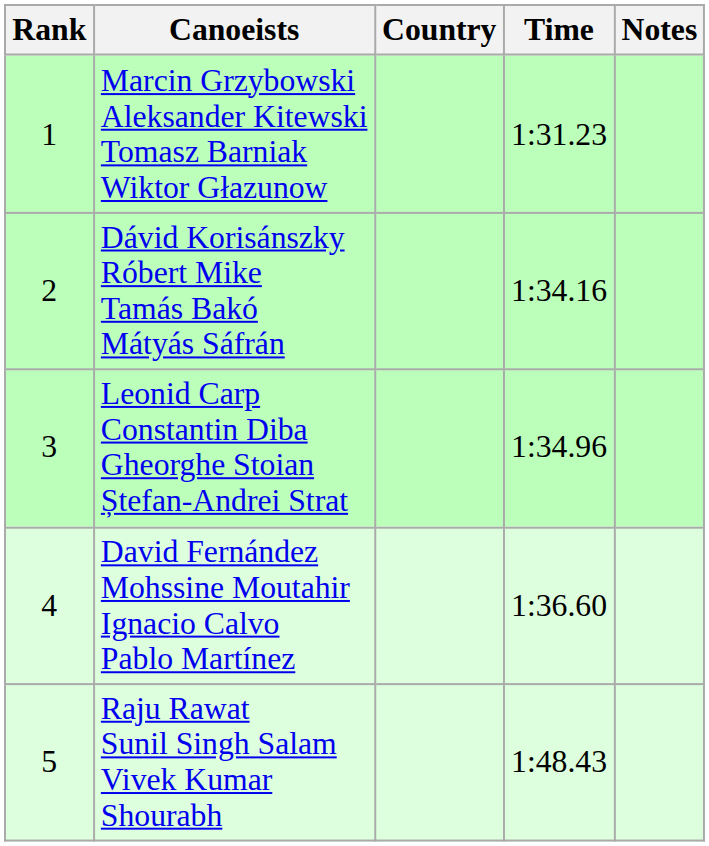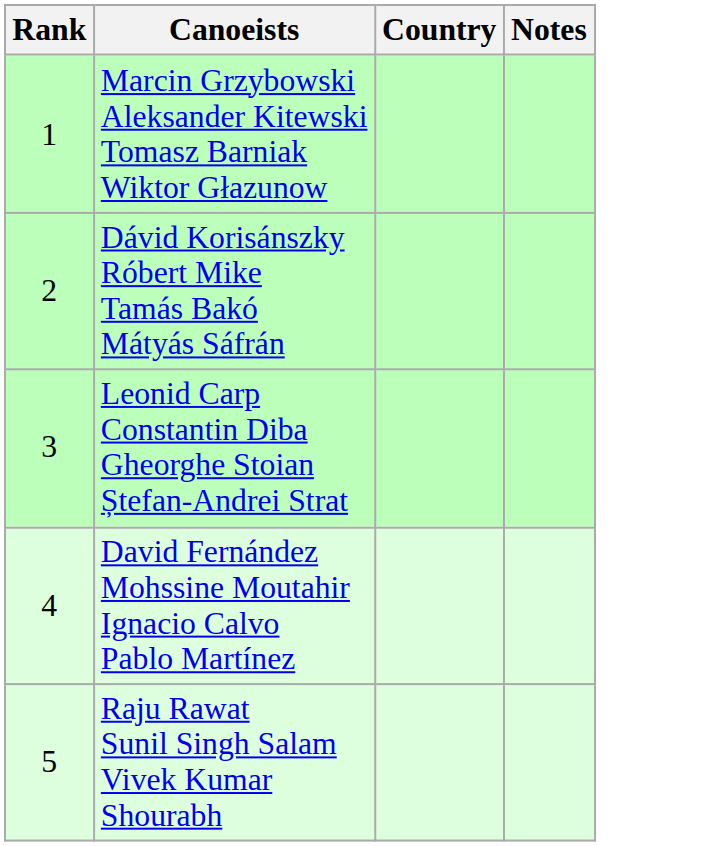- column: (559, 29)
